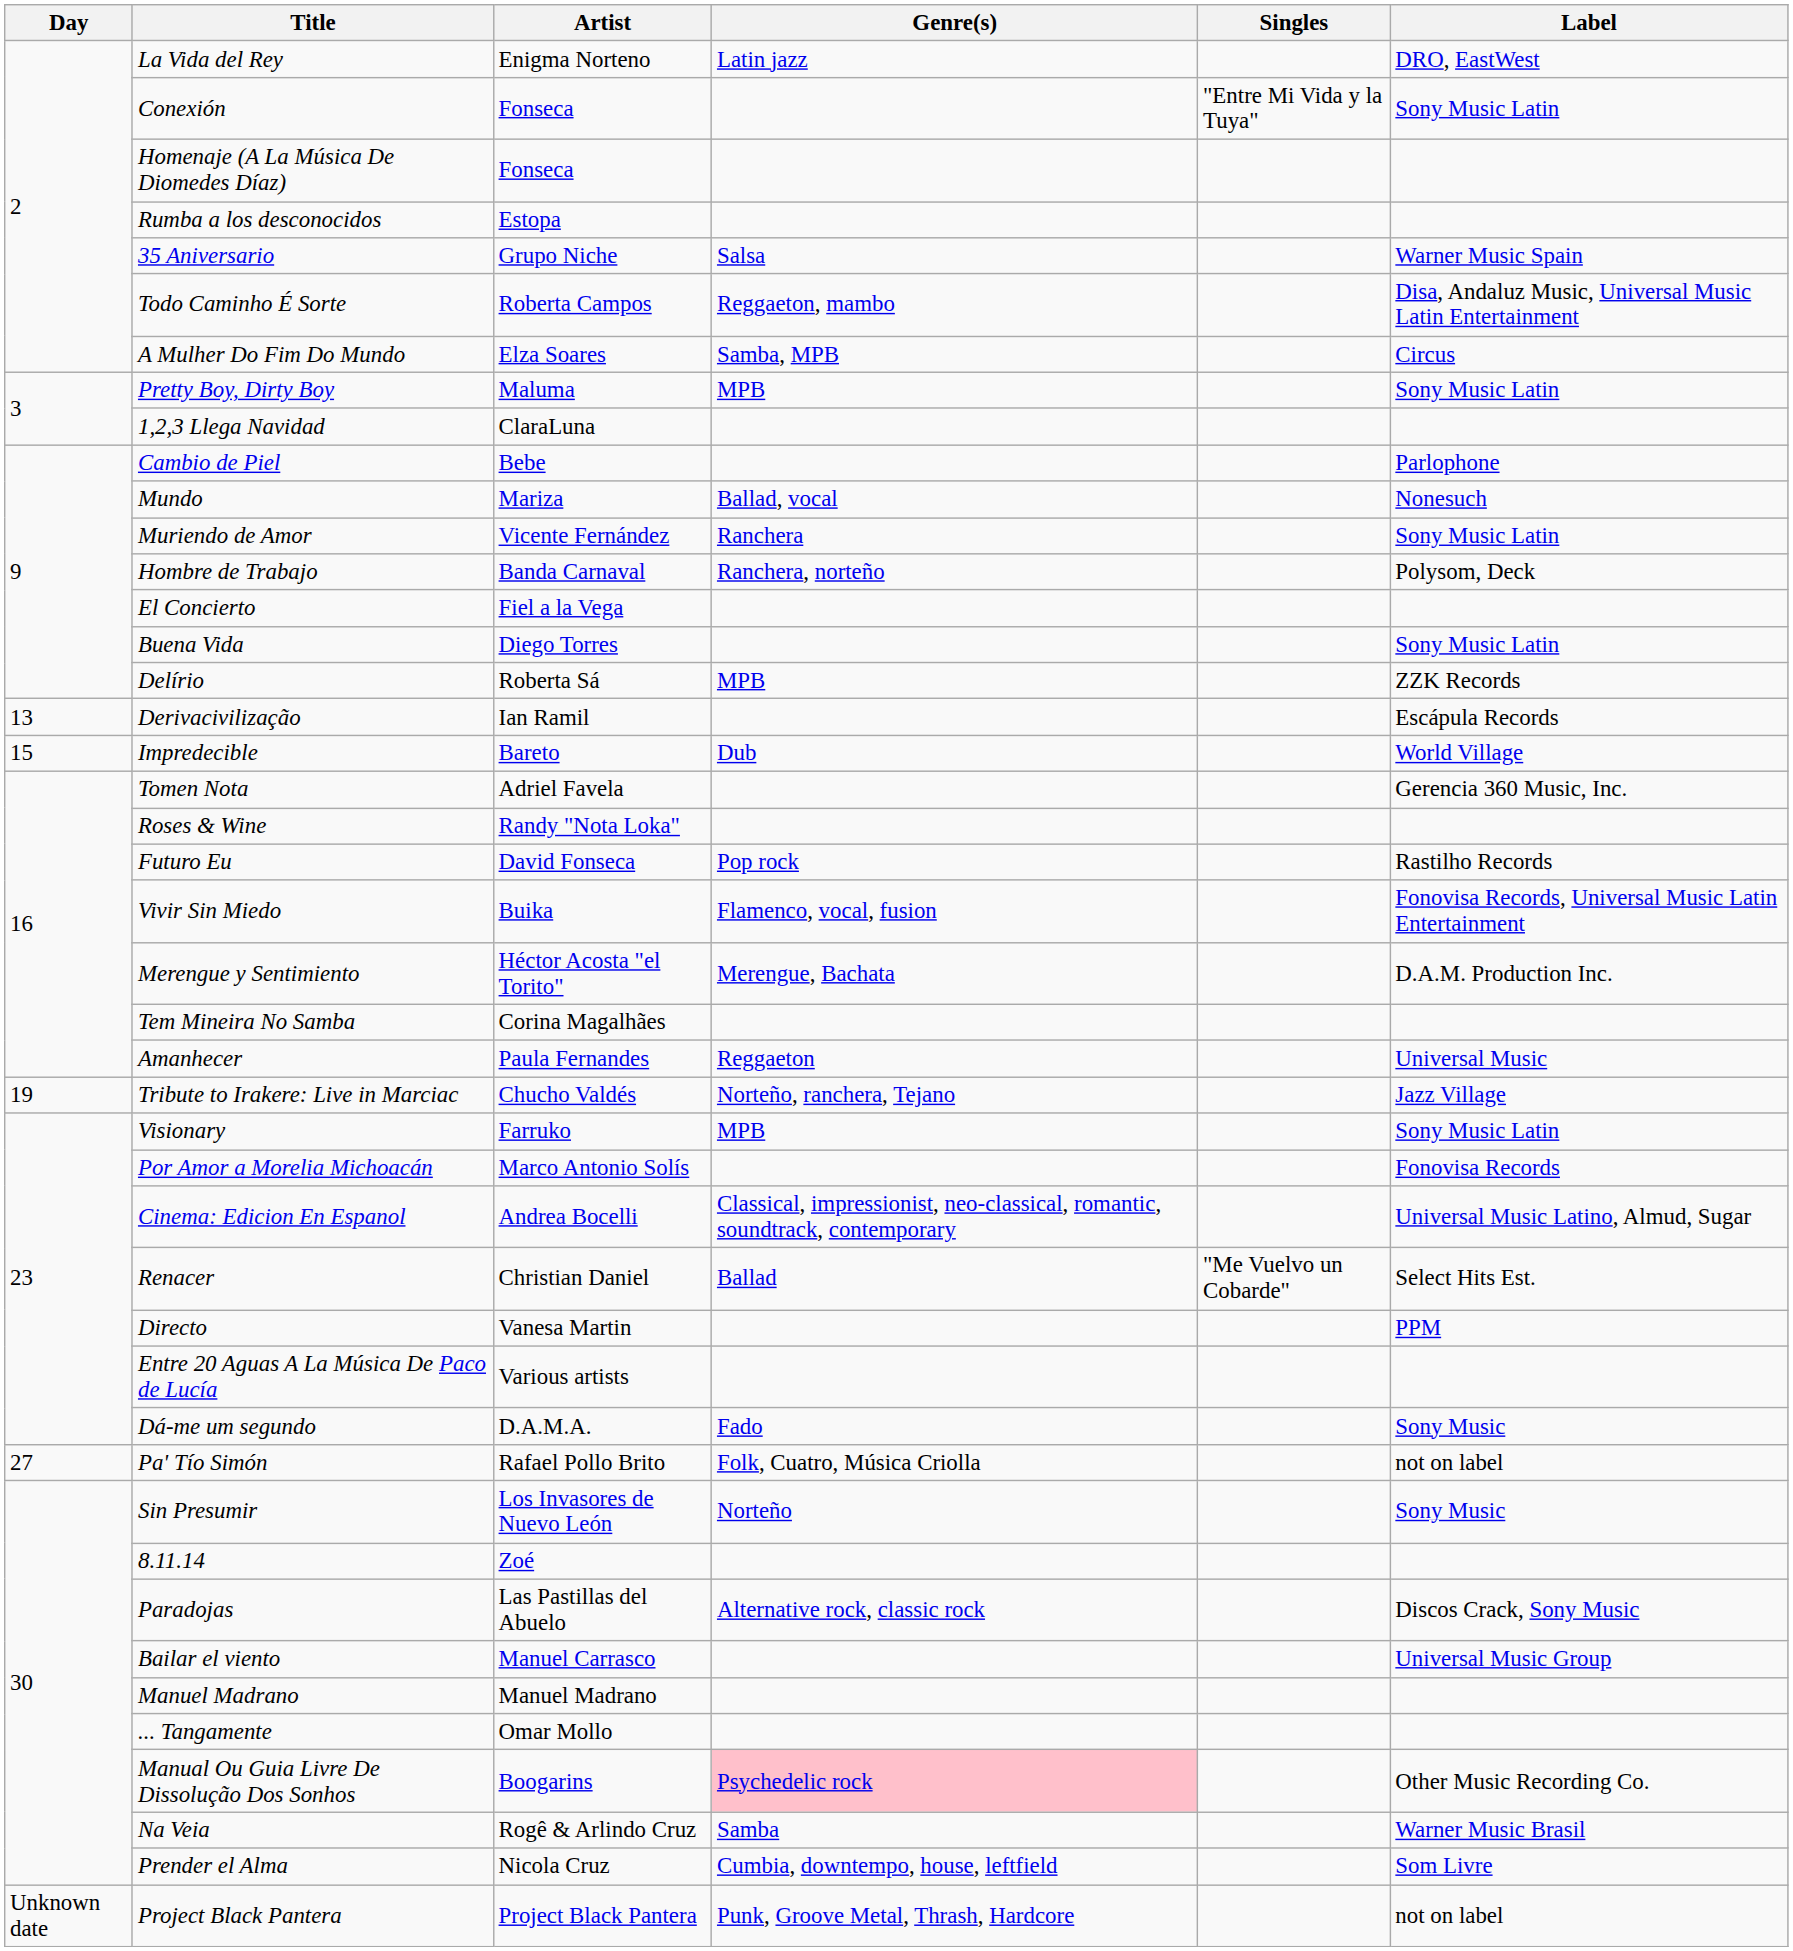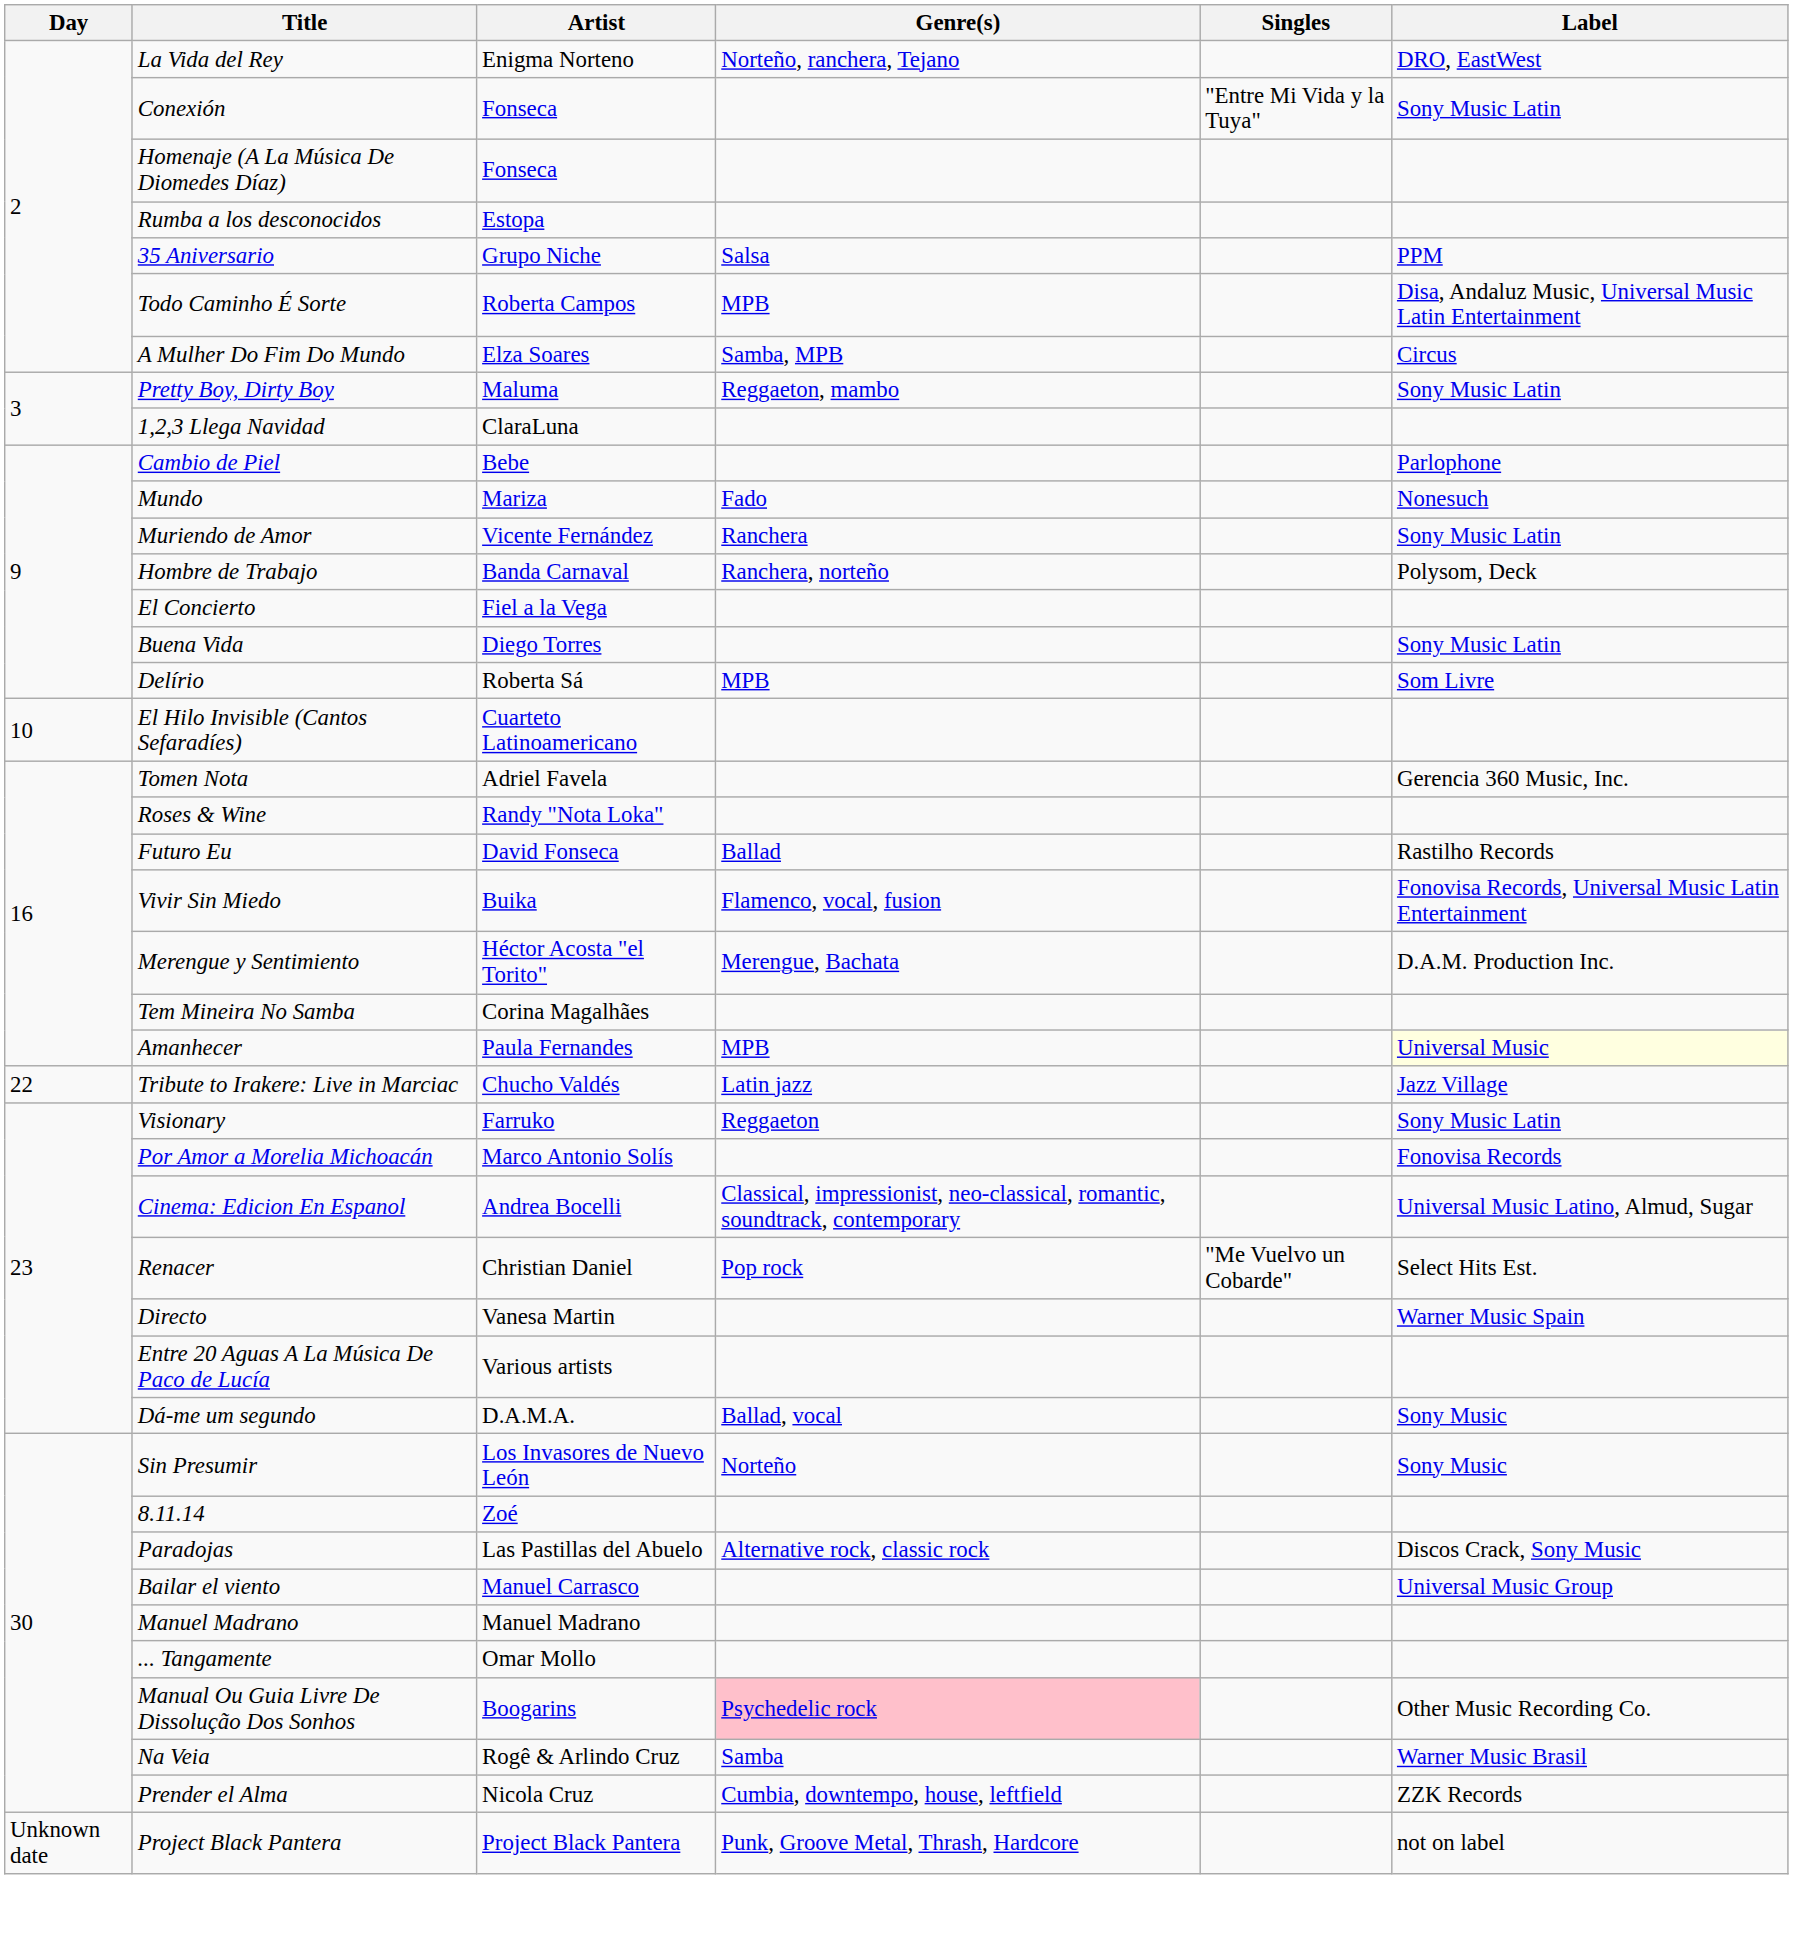(762, 58) Latin jazz -> (840, 58) Norteño, ranchera, Tejano
(1489, 255) Warner Music Spain -> (1420, 255) PPM
(806, 304) Reggaeton, mambo -> (745, 304) MPB
(741, 390) MPB -> (810, 390) Reggaeton, mambo
(777, 499) Ballad, vocal -> (744, 499) Fado
(1458, 680) ZZK Records -> (1446, 680) Som Livre
+ row: (252, 729)
- row: (219, 716)
- row: (198, 753)
(758, 861) Pop rock -> (751, 851) Ballad
(766, 1058) Reggaeton -> (745, 1047) MPB
(1471, 1058) no background -> (1473, 1047) lightyellow background
(21, 1094) 19 -> (21, 1084) 22
(836, 1094) Norteño, ranchera, Tejano -> (767, 1084) Latin jazz
(741, 1131) MPB -> (770, 1120) Reggaeton
(747, 1278) Ballad -> (762, 1267) Pop rock
(1418, 1327) PPM -> (1491, 1317) Warner Music Spain
(740, 1426) Fado -> (782, 1415) Ballad, vocal
- row: (203, 1462)
(1444, 1866) Som Livre -> (1460, 1793) ZZK Records
